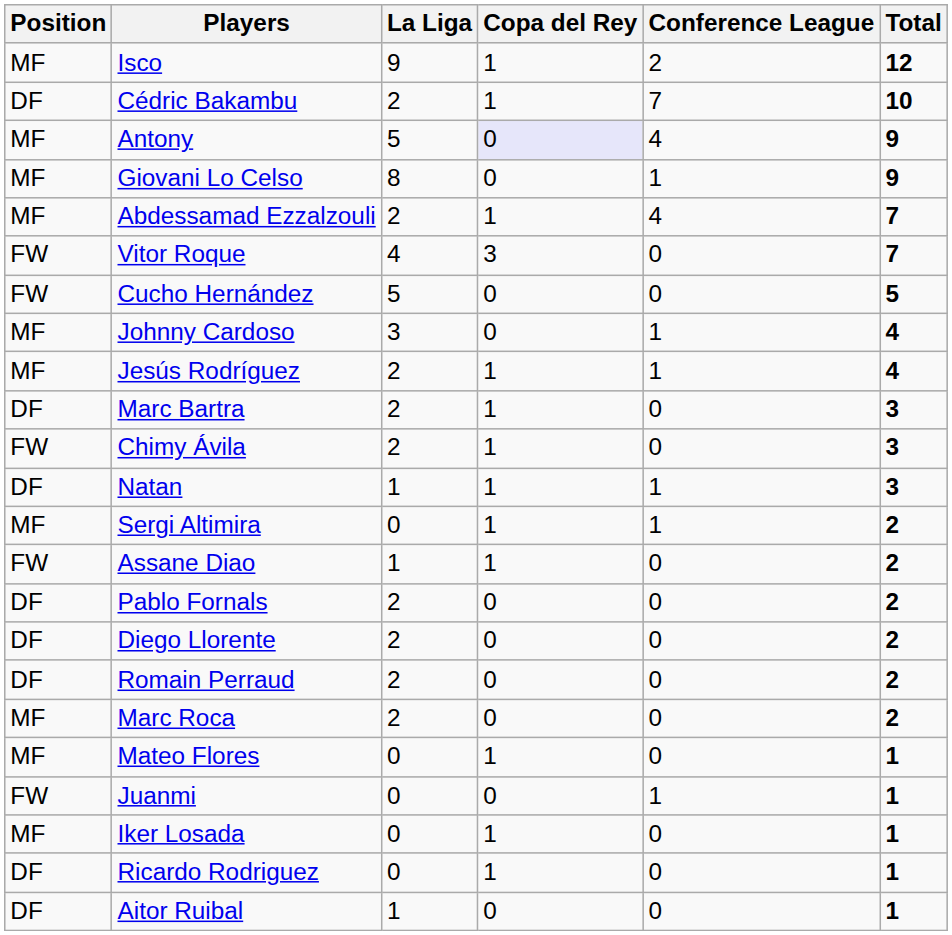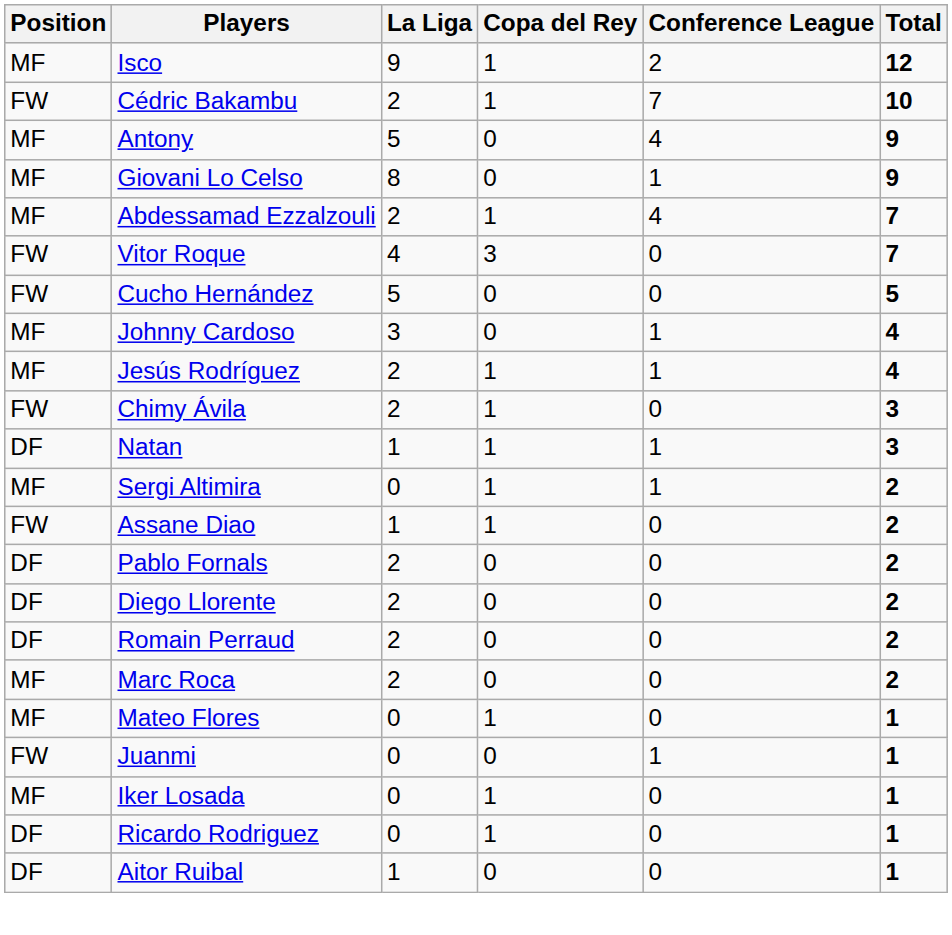(27, 100) DF -> (29, 100) FW
(490, 139) lavender background -> (490, 139) no background
- row: (181, 409)
